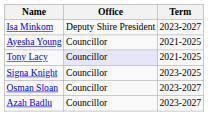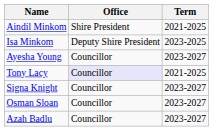+ row: (37, 27)
(180, 27) 2023-2027 -> (185, 42) 2023-2025
(180, 42) 2021-2025 -> (185, 57) 2023-2027
(180, 73) 2023-2025 -> (185, 88) 2023-2027
